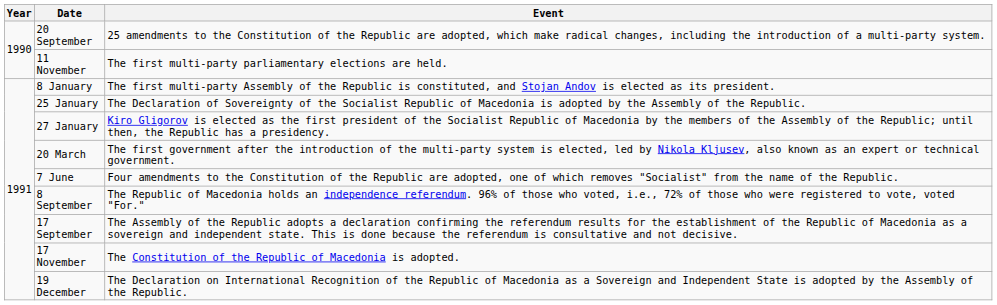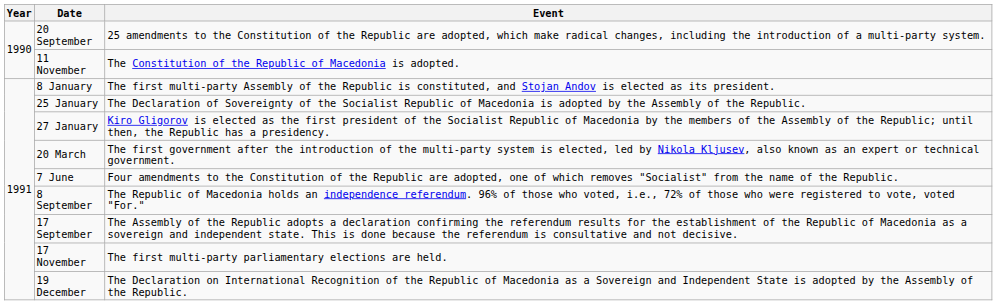(278, 64) The first multi-party parliamentary elections are held. -> (284, 64) The Constitution of the Republic of Macedonia is adopted.
(284, 257) The Constitution of the Republic of Macedonia is adopted. -> (278, 257) The first multi-party parliamentary elections are held.
